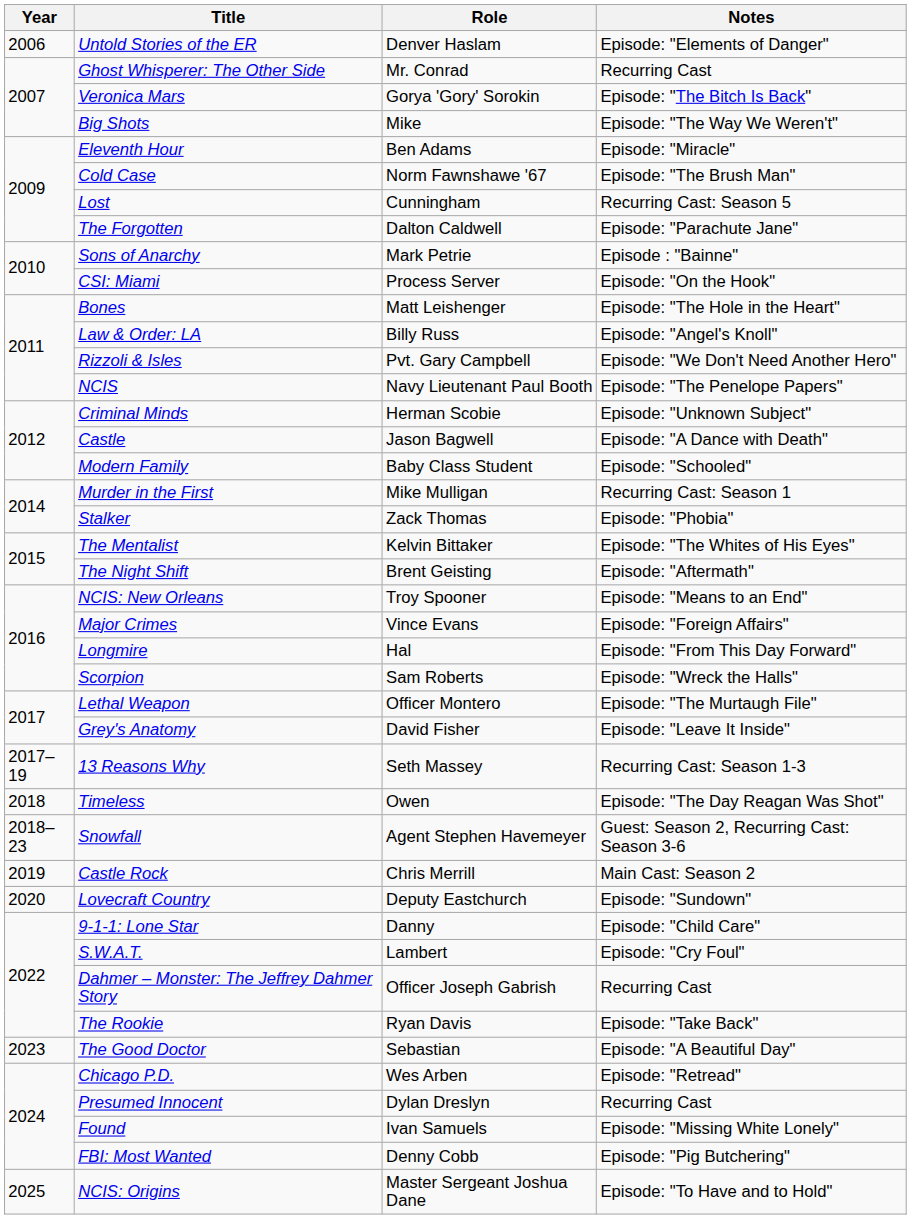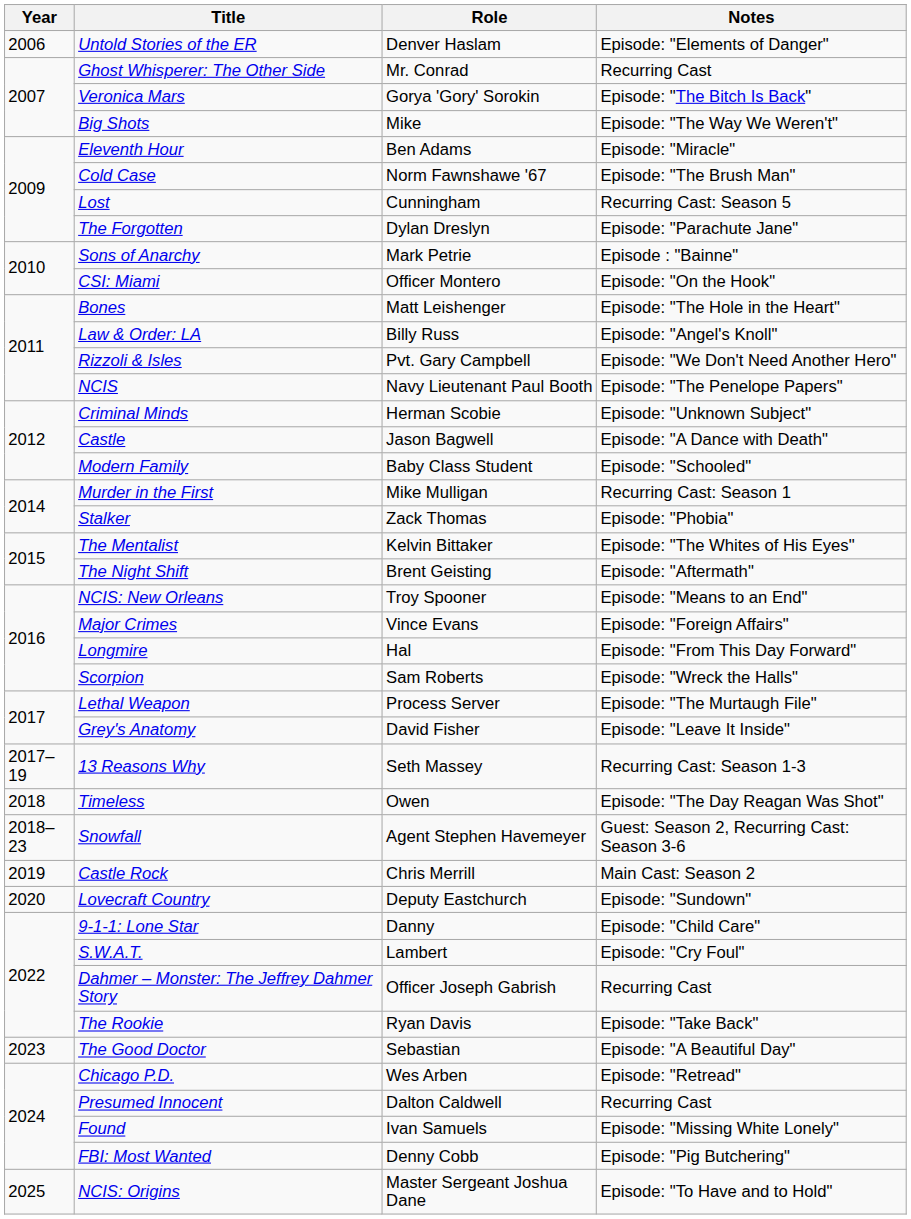(444, 228) Dalton Caldwell -> (438, 228) Dylan Dreslyn
(443, 281) Process Server -> (443, 281) Officer Montero
(443, 703) Officer Montero -> (443, 703) Process Server
(438, 1103) Dylan Dreslyn -> (444, 1103) Dalton Caldwell
